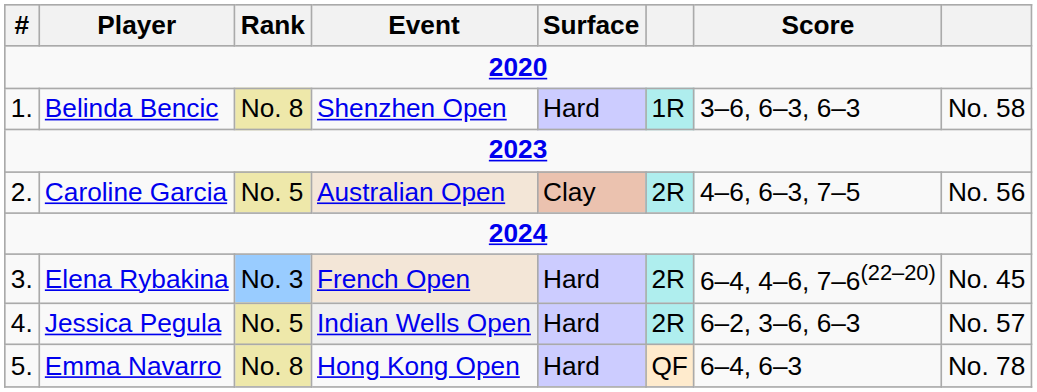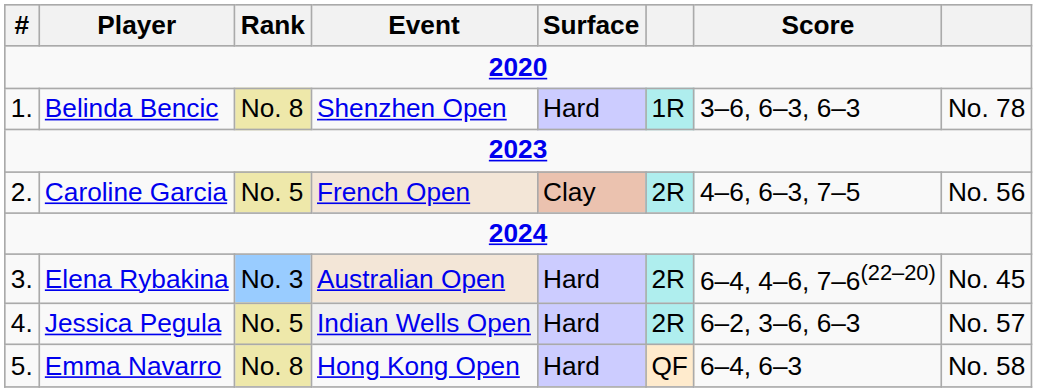(987, 108) No. 58 -> (987, 108) No. 78
(411, 191) Australian Open -> (394, 191) French Open
(394, 278) French Open -> (411, 278) Australian Open
(987, 365) No. 78 -> (987, 365) No. 58
